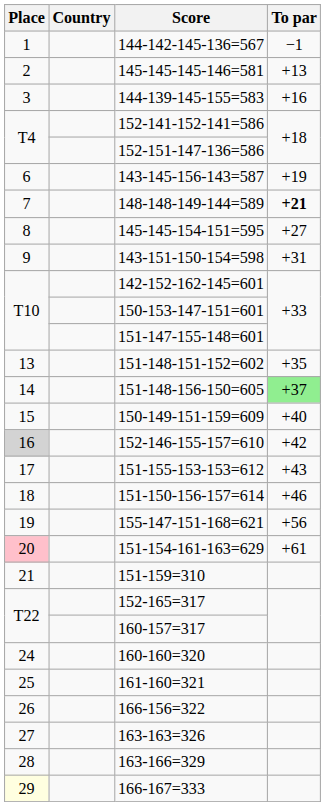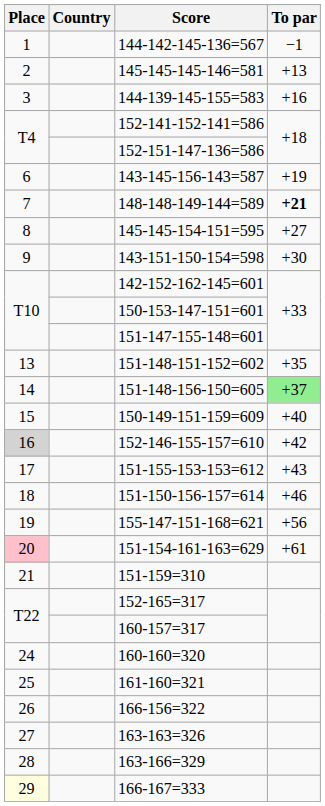(294, 257) +31 -> (294, 257) +30
